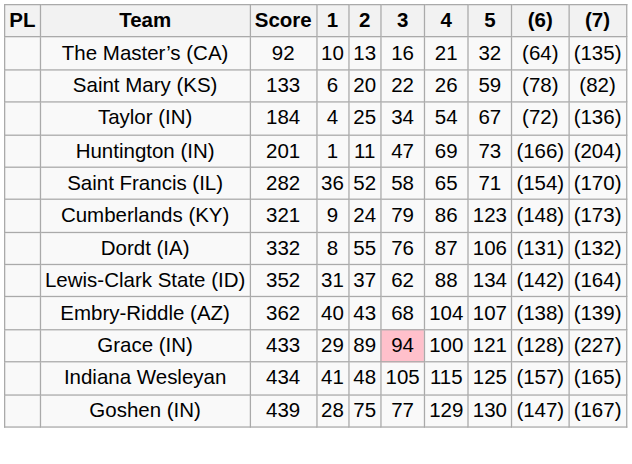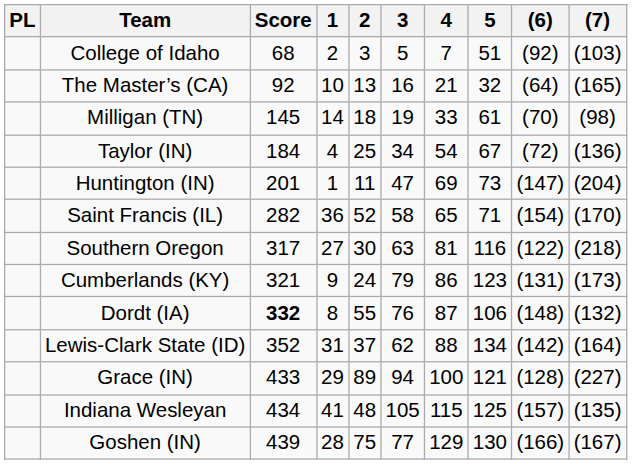+ row: (145, 53)
(598, 53) (135) -> (598, 85) (165)
- row: (145, 85)
+ row: (145, 118)
(540, 150) (166) -> (540, 183) (147)
+ row: (145, 248)
(540, 215) (148) -> (540, 280) (131)
(283, 248) normal -> (283, 313) bold
(540, 248) (131) -> (540, 313) (148)
- row: (145, 313)
(403, 345) pink background -> (403, 378) no background
(598, 378) (165) -> (598, 410) (135)
(540, 410) (147) -> (540, 442) (166)
